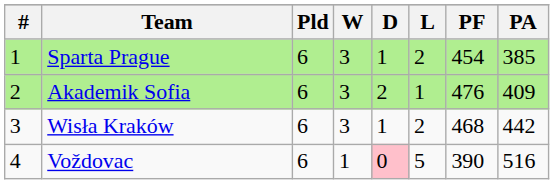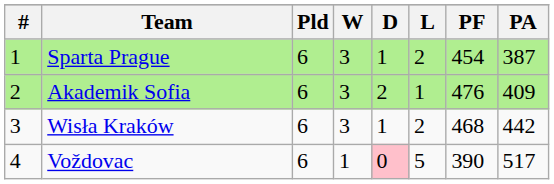(519, 56) 385 -> (519, 56) 387
(519, 160) 516 -> (519, 160) 517
